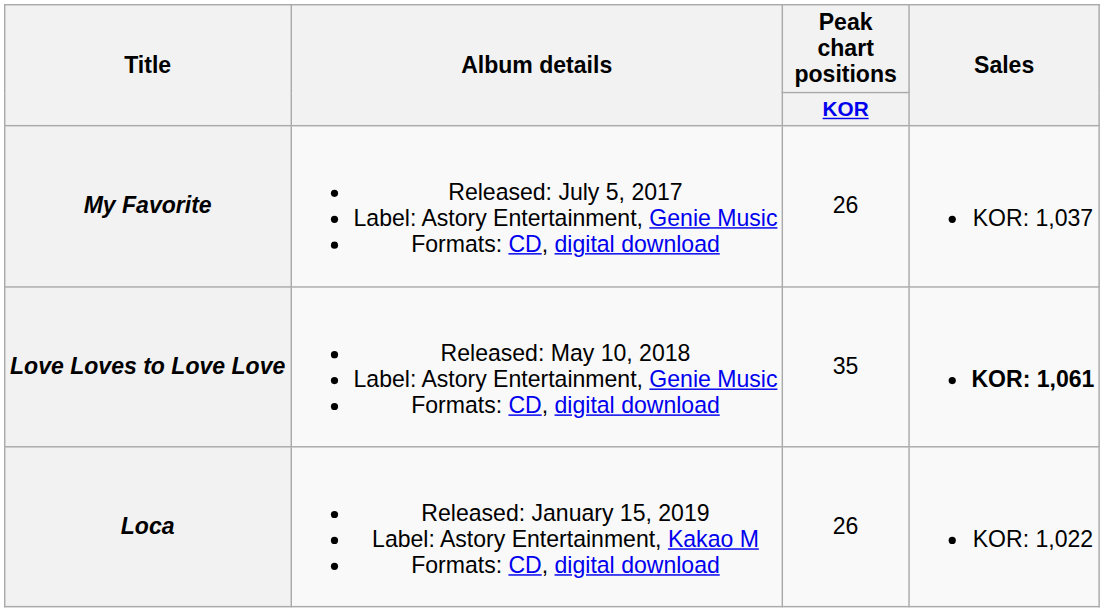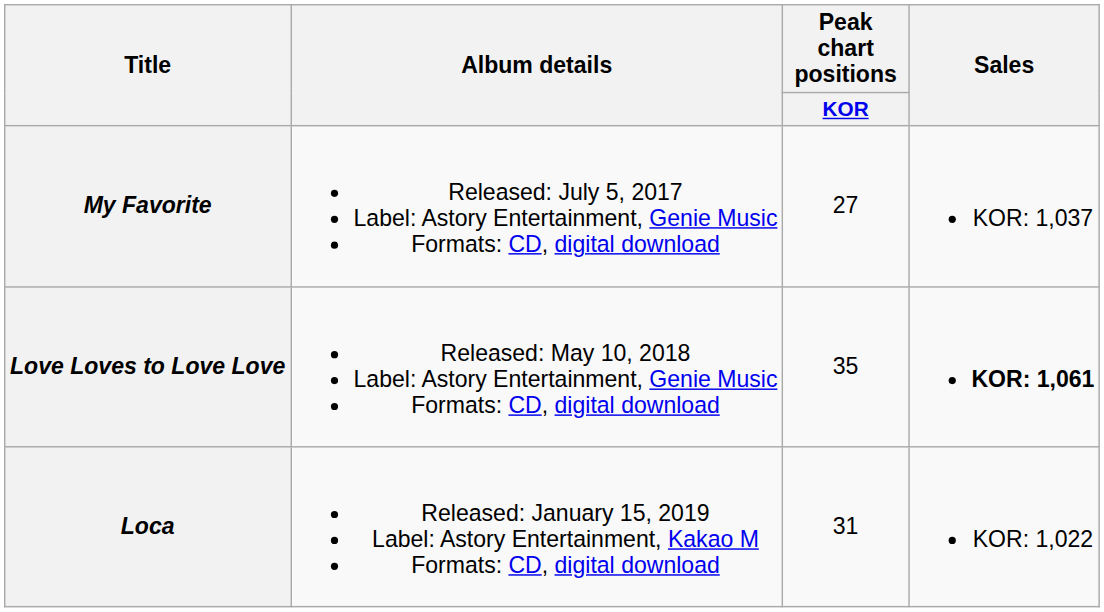(846, 205) 26 -> (846, 205) 27
(846, 526) 26 -> (846, 526) 31
